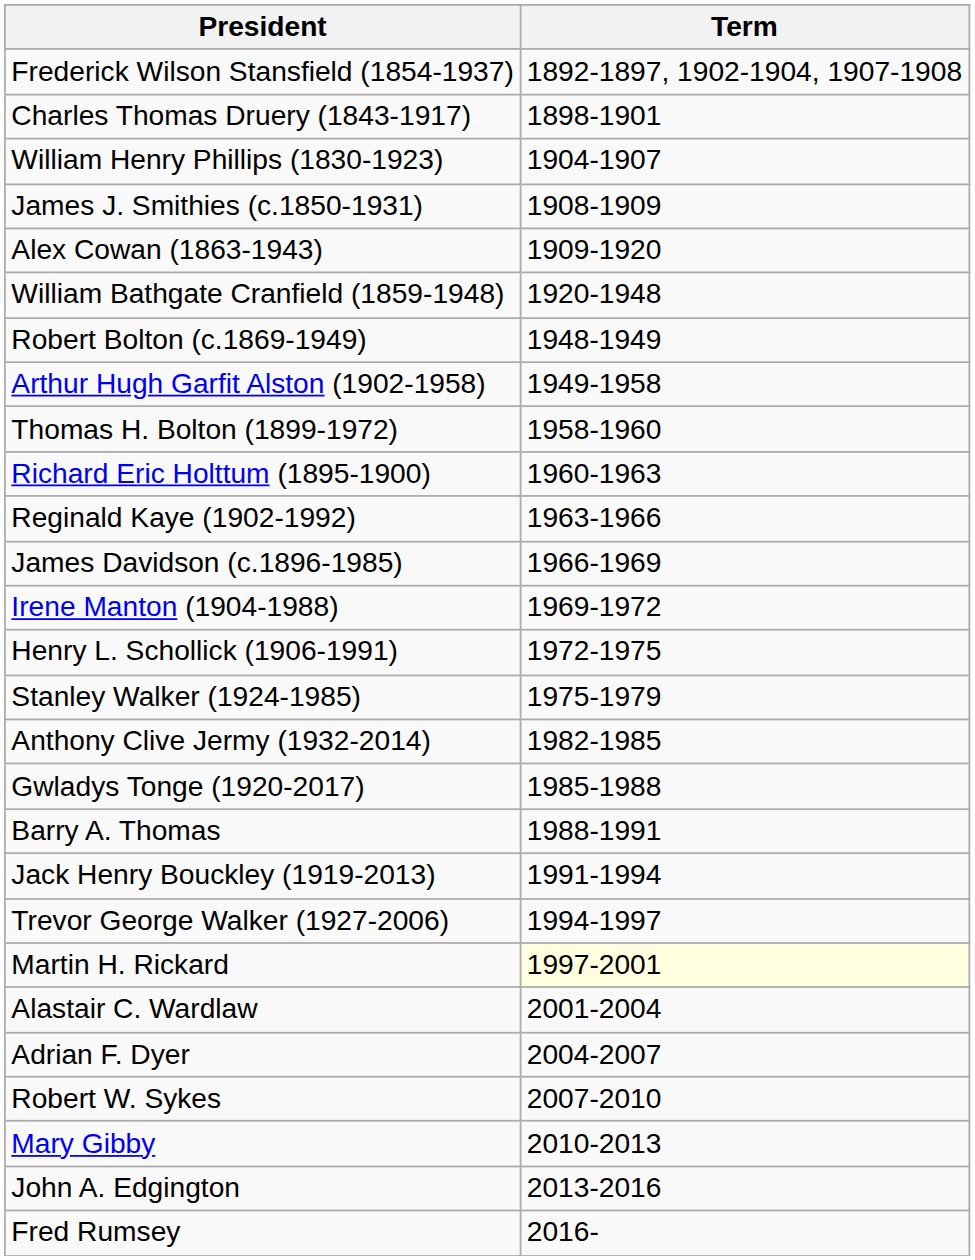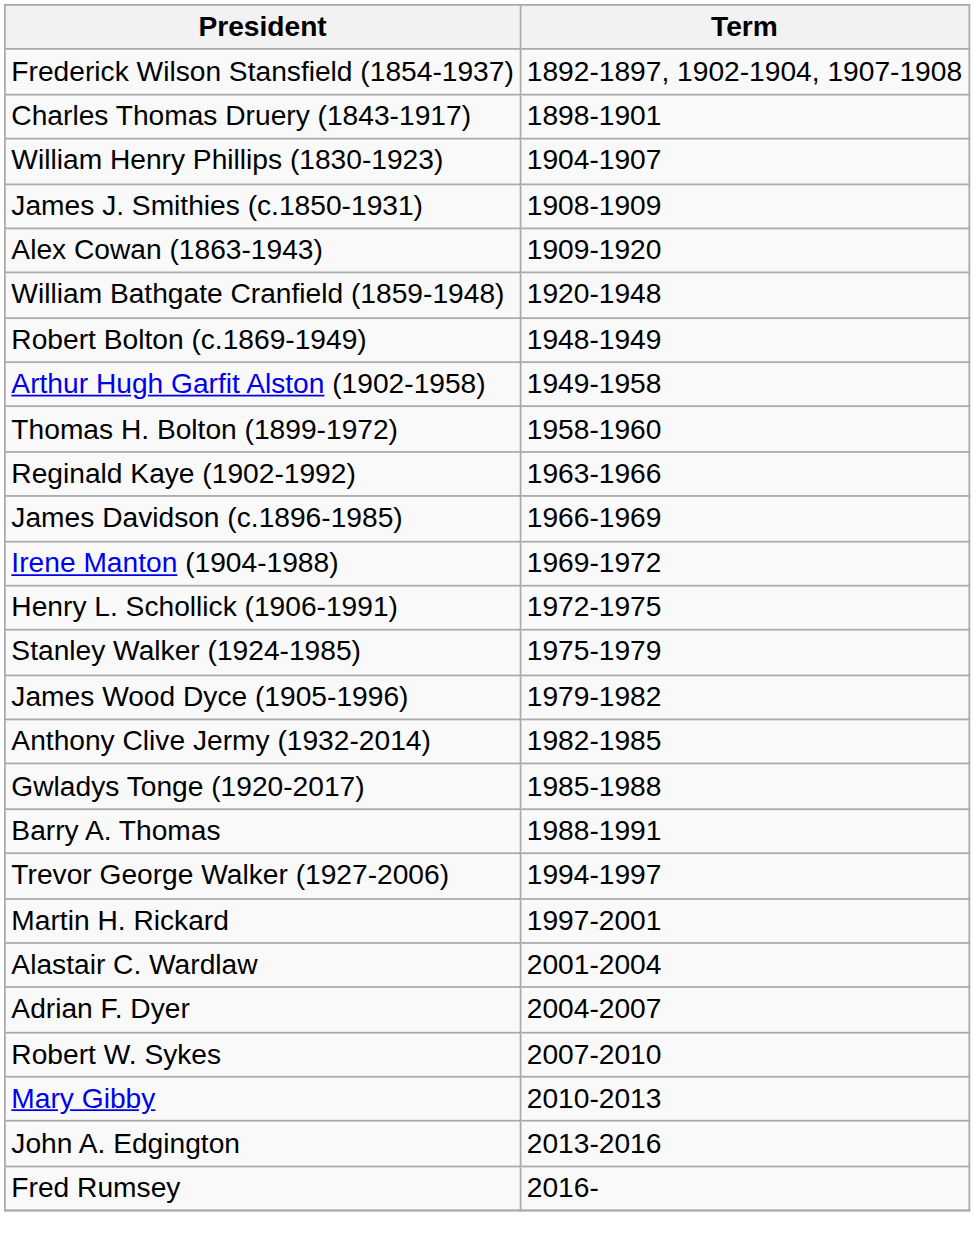- row: (221, 473)
+ row: (210, 696)
- row: (223, 875)
(594, 964) lightyellow background -> (594, 920) no background
